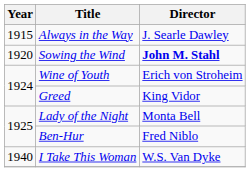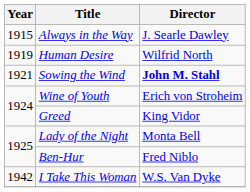+ row: (76, 55)
(20, 55) 1920 -> (20, 75) 1921
(20, 156) 1940 -> (20, 177) 1942
